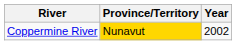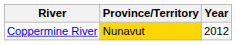(216, 31) 2002 -> (216, 31) 2012
